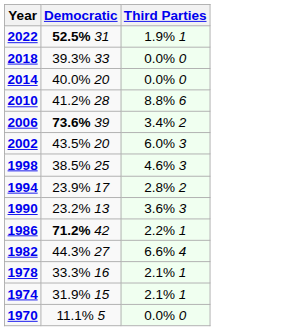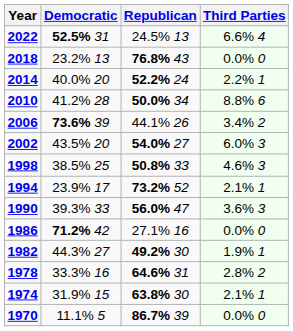+ column: (160, 15)
(165, 37) 1.9% 1 -> (244, 37) 6.6% 4
(81, 58) 39.3% 33 -> (81, 58) 23.2% 13
(165, 80) 0.0% 0 -> (244, 80) 2.2% 1
(165, 187) 2.8% 2 -> (244, 187) 2.1% 1
(81, 208) 23.2% 13 -> (81, 208) 39.3% 33
(165, 229) 2.2% 1 -> (244, 229) 0.0% 0
(165, 251) 6.6% 4 -> (244, 251) 1.9% 1
(165, 272) 2.1% 1 -> (244, 272) 2.8% 2
